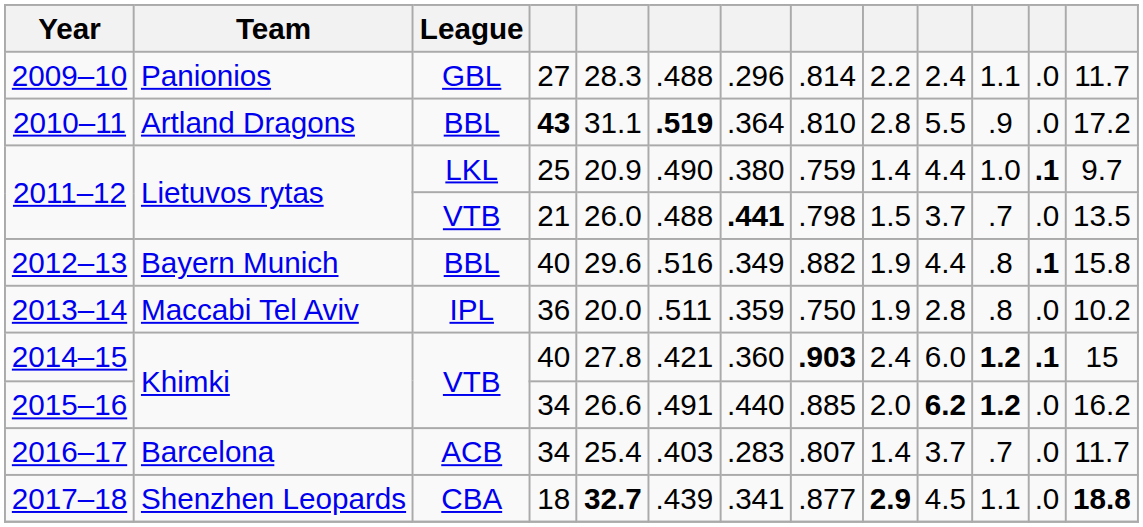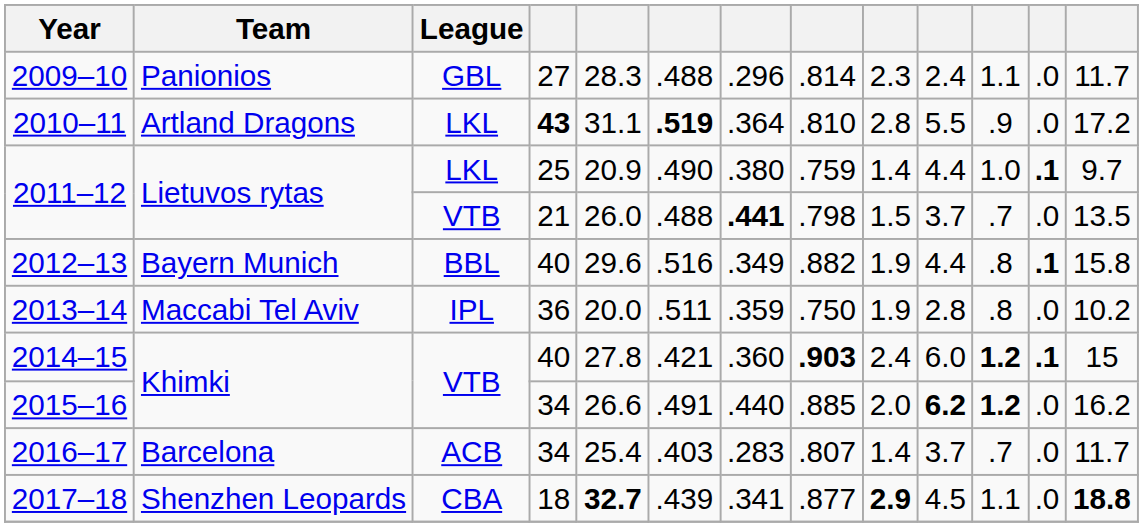(890, 76) 2.2 -> (890, 76) 2.3
(472, 122) BBL -> (472, 122) LKL
